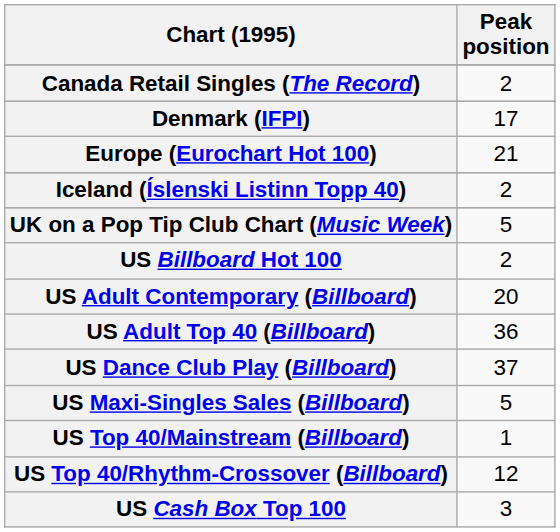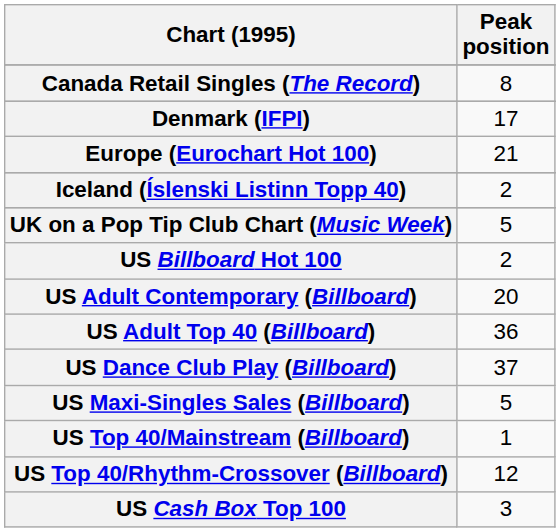(506, 82) 2 -> (506, 82) 8
